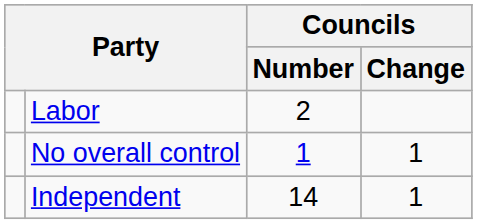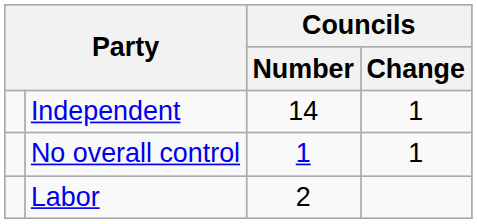rows swapped: (106, 196) <-> (65, 111)
